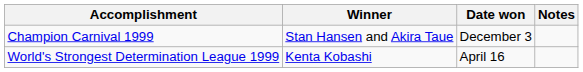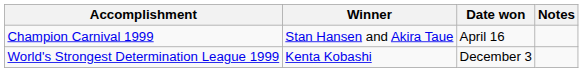(496, 36) December 3 -> (482, 36) April 16
(482, 57) April 16 -> (496, 57) December 3
